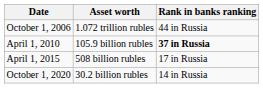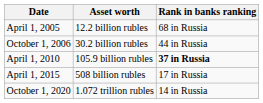+ row: (33, 28)
(115, 28) 1.072 trillion rubles -> (112, 43) 30.2 billion rubles
(112, 75) 30.2 billion rubles -> (115, 91) 1.072 trillion rubles
